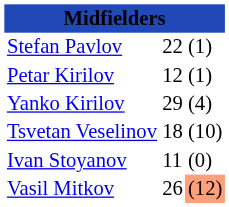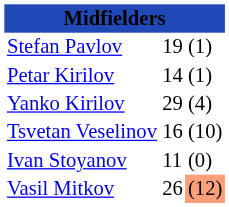(172, 46) 22 -> (172, 46) 19
(172, 75) 12 -> (172, 75) 14
(172, 131) 18 -> (172, 131) 16
